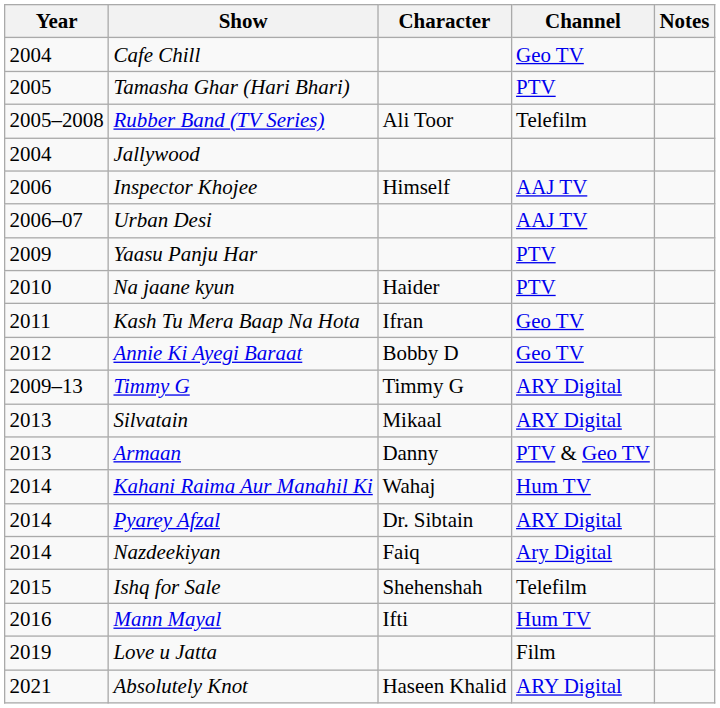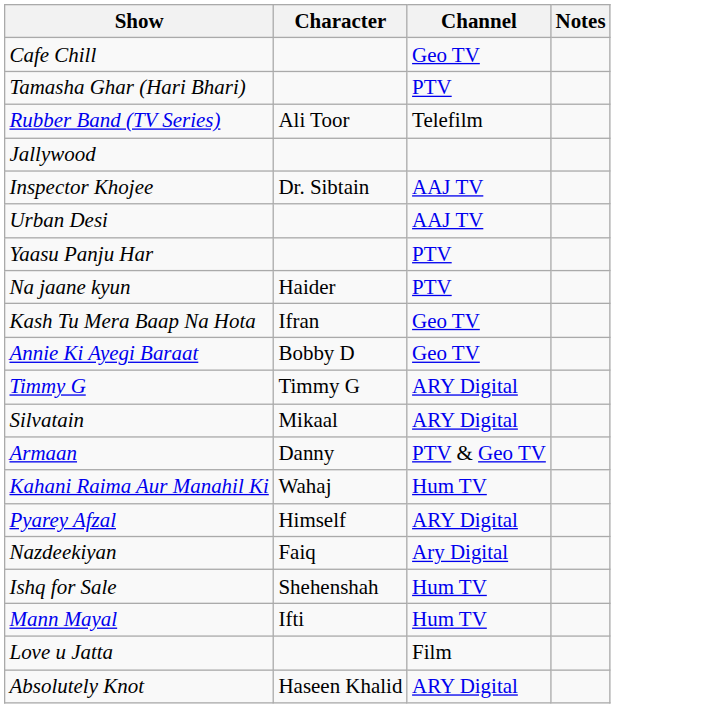- column: (57, 21)
(416, 187) Himself -> (324, 187) Dr. Sibtain
(428, 519) Dr. Sibtain -> (312, 519) Himself
(551, 586) Telefilm -> (449, 586) Hum TV
